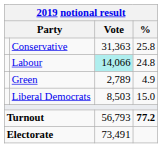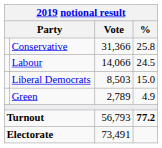(116, 46) 31,363 -> (116, 46) 31,366
(116, 63) paleturquoise background -> (116, 63) no background
(146, 63) 24.8 -> (146, 63) 24.5
rows swapped: (51, 96) <-> (25, 79)
